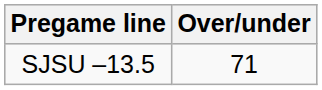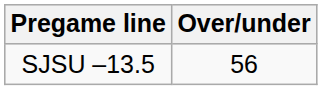(244, 63) 71 -> (244, 63) 56
